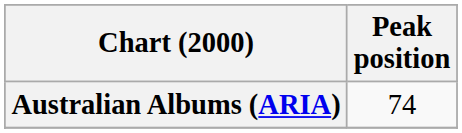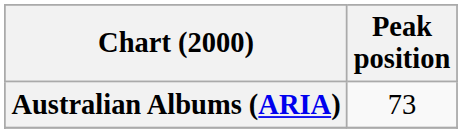(402, 104) 74 -> (402, 104) 73
